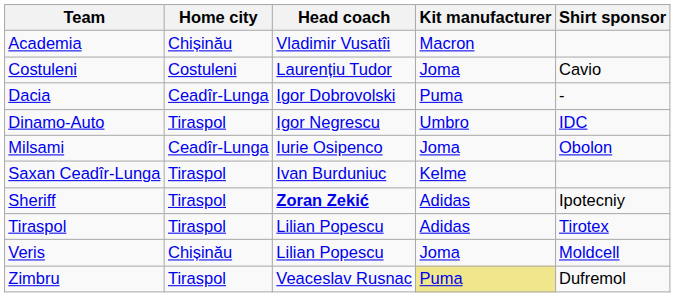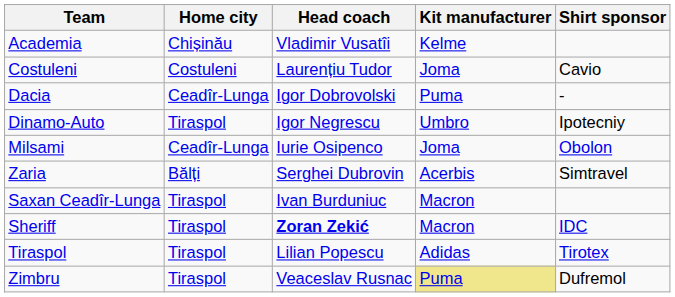(447, 43) Macron -> (443, 43) Kelme
(573, 122) IDC -> (592, 122) Ipotecniy
+ row: (27, 174)
(443, 174) Kelme -> (447, 200) Macron
(445, 200) Adidas -> (447, 226) Macron
(592, 200) Ipotecniy -> (573, 226) IDC
- row: (27, 252)
